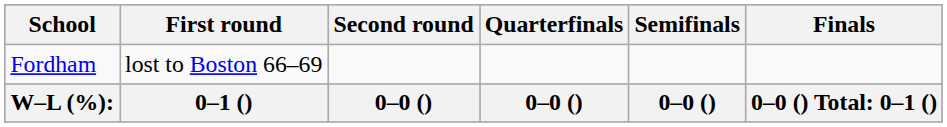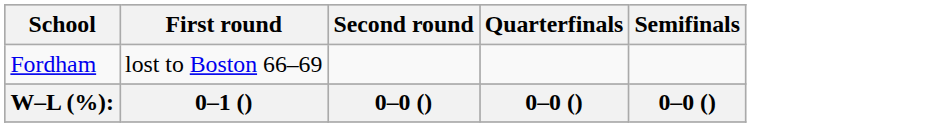- column: (844, 24)
